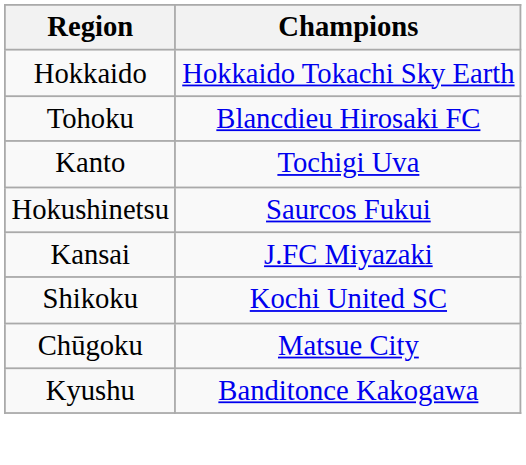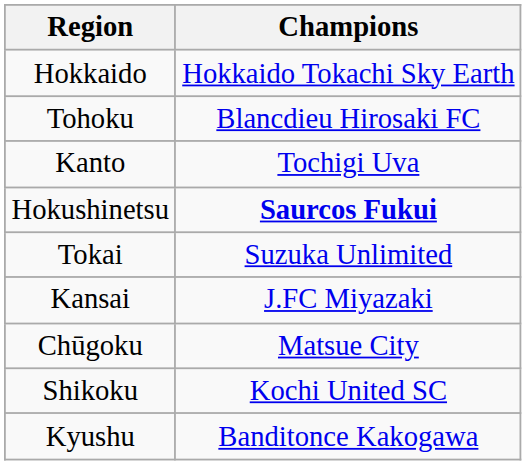(348, 208) normal -> (348, 208) bold
+ row: (90, 254)
rows swapped: (90, 345) <-> (90, 299)
